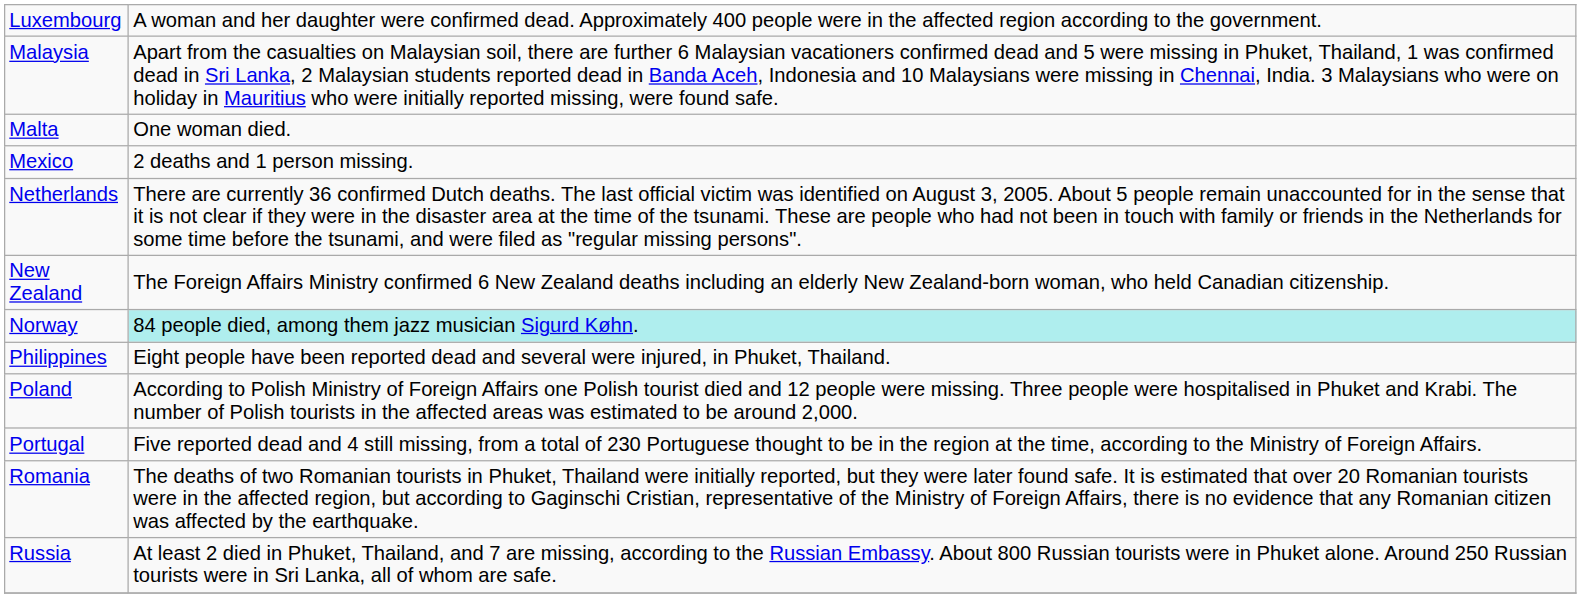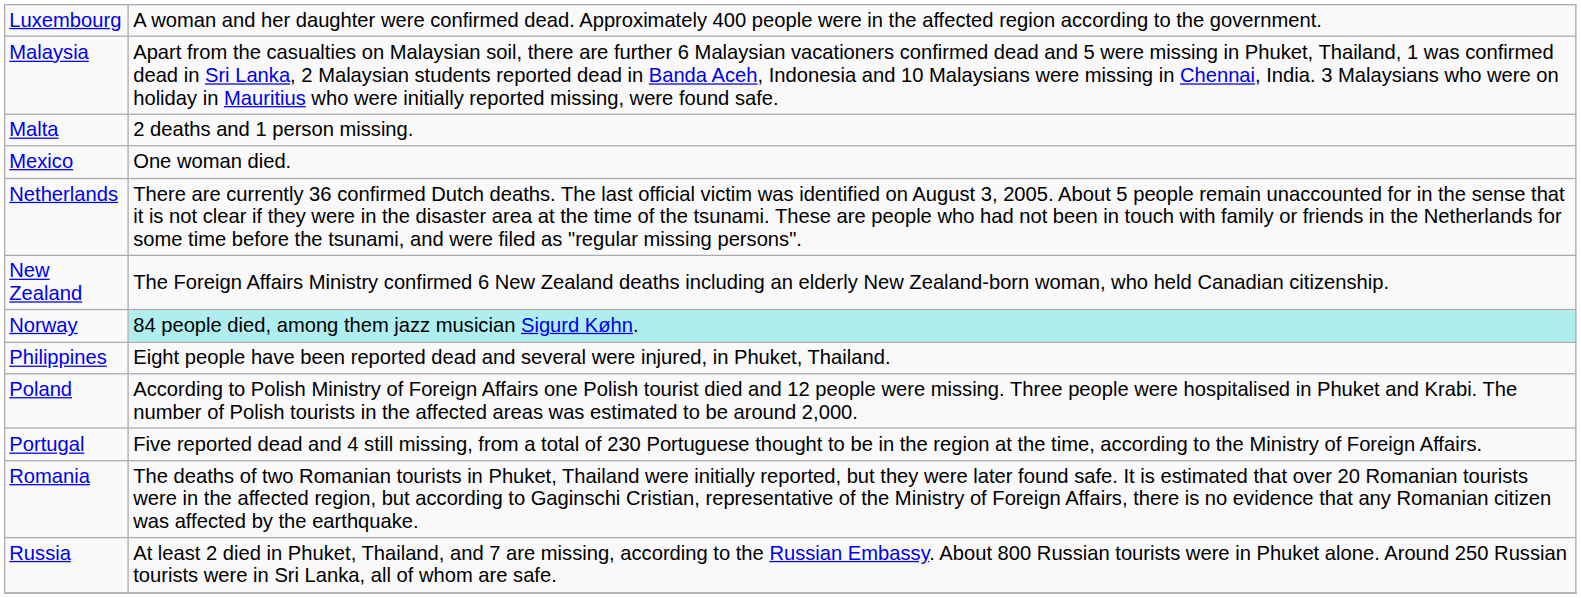(212, 129) One woman died. -> (273, 129) 2 deaths and 1 person missing.
(273, 161) 2 deaths and 1 person missing. -> (212, 161) One woman died.
